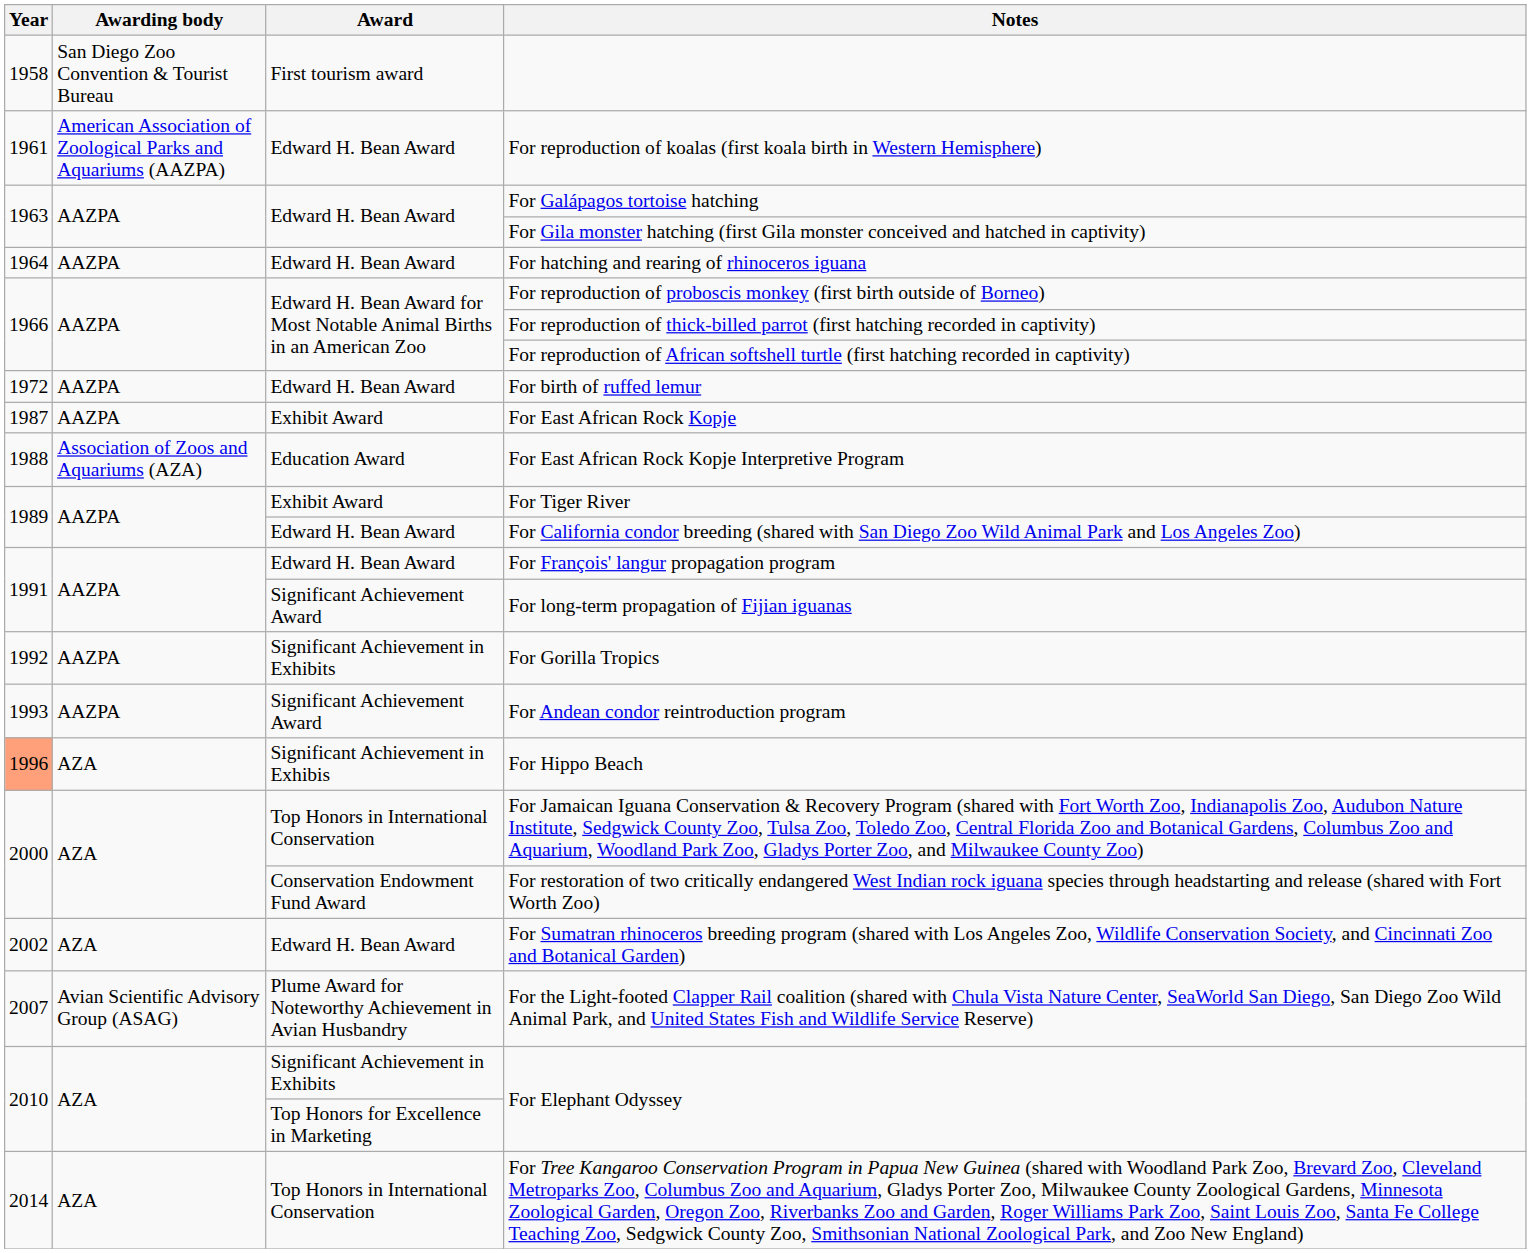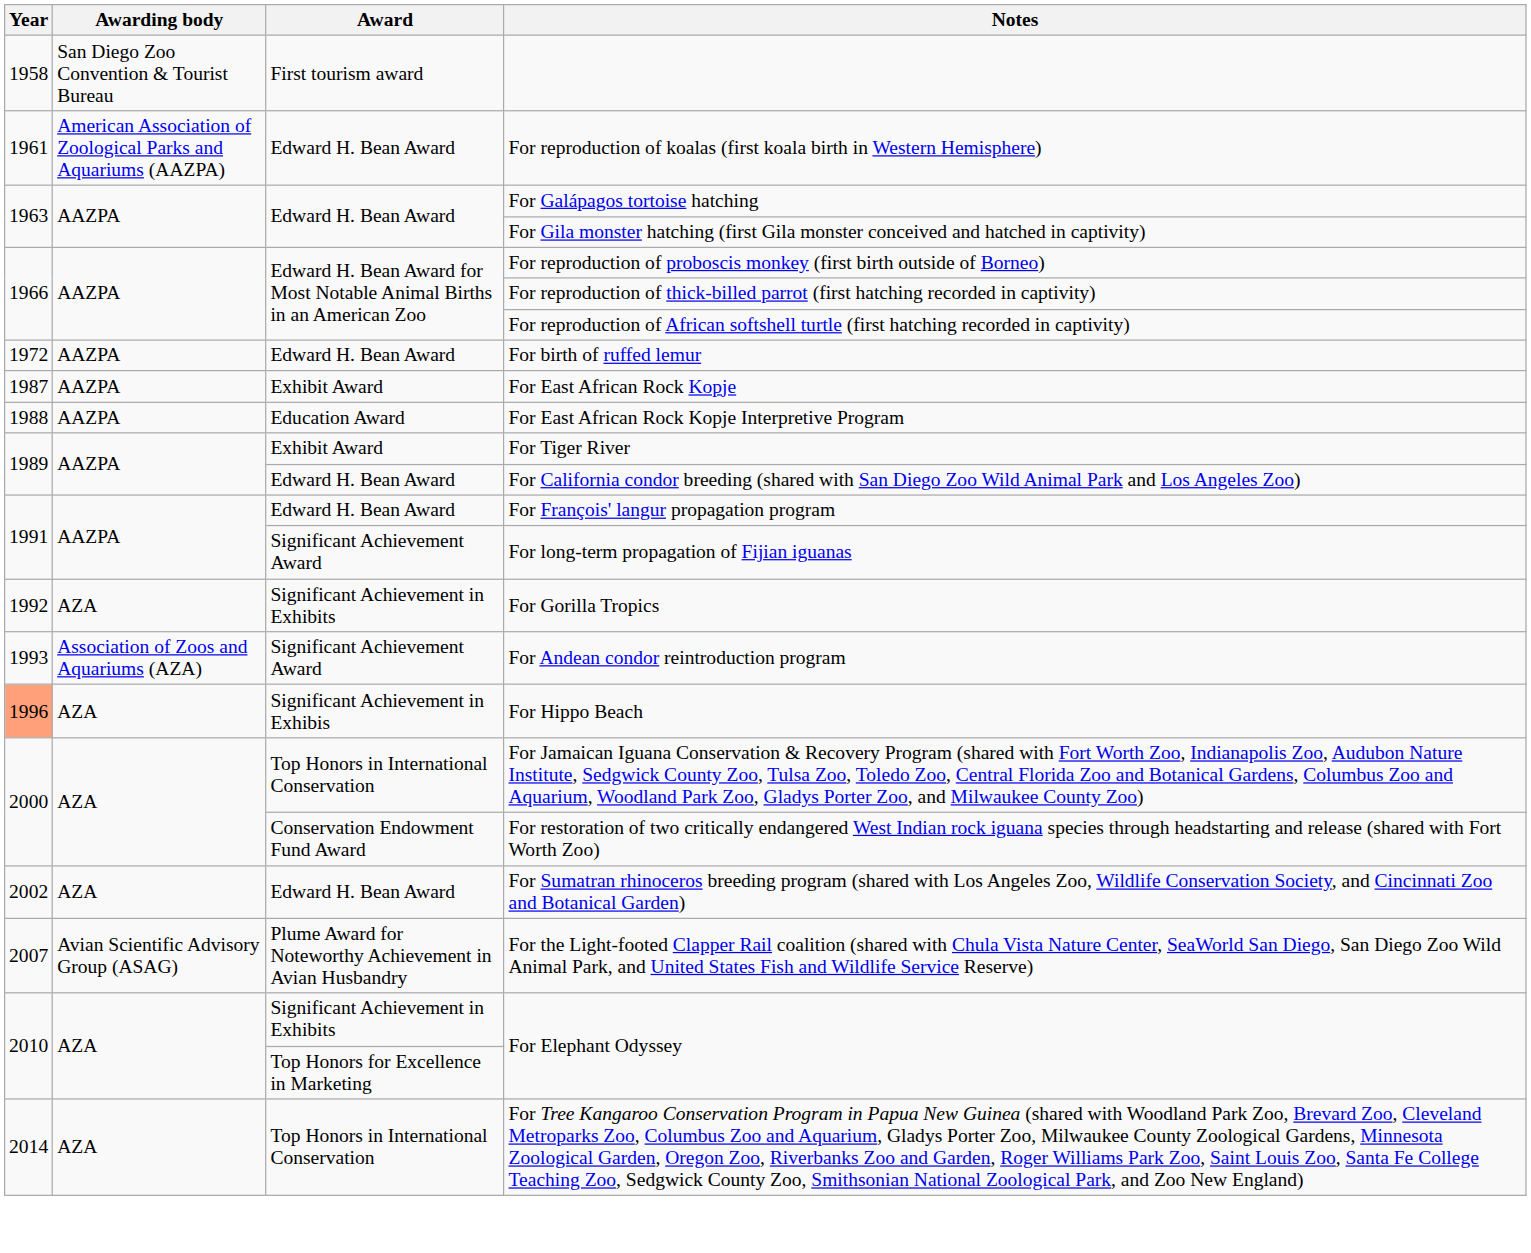- row: (363, 262)
(152, 459) Association of Zoos and Aquariums (AZA) -> (89, 417) AAZPA
(89, 658) AAZPA -> (77, 605) AZA
(89, 710) AAZPA -> (152, 658) Association of Zoos and Aquariums (AZA)
